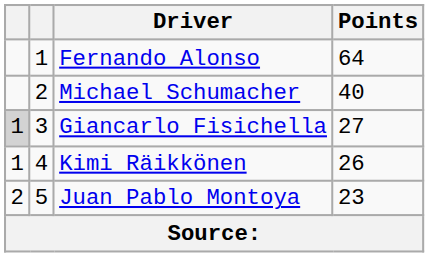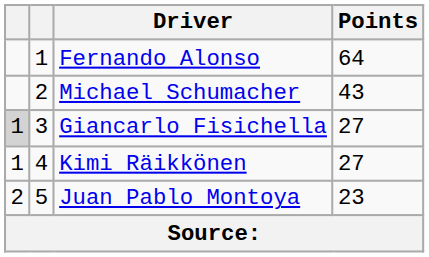(351, 93) 40 -> (351, 93) 43
(351, 163) 26 -> (351, 163) 27
